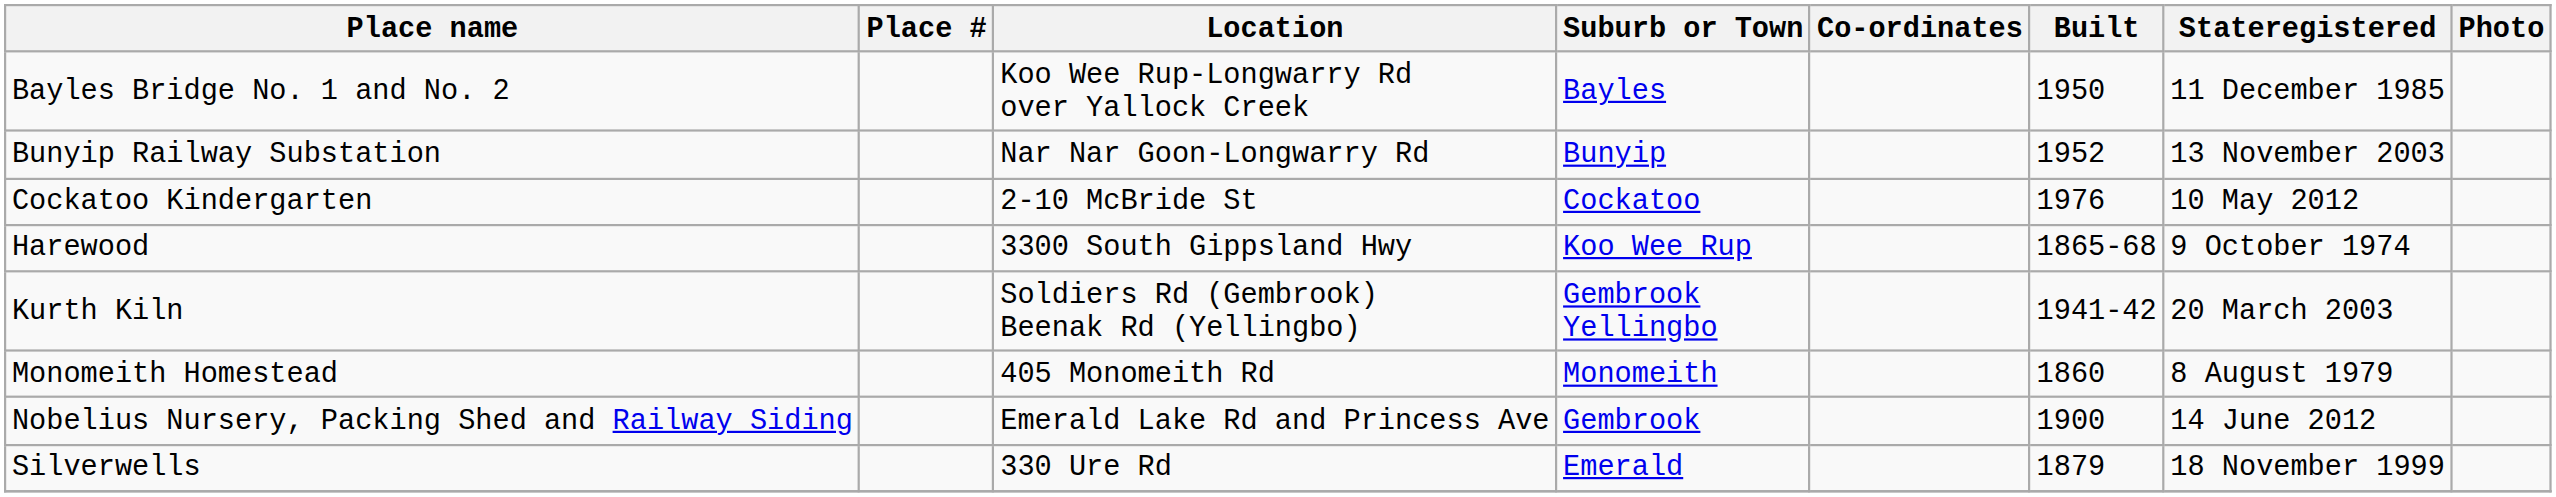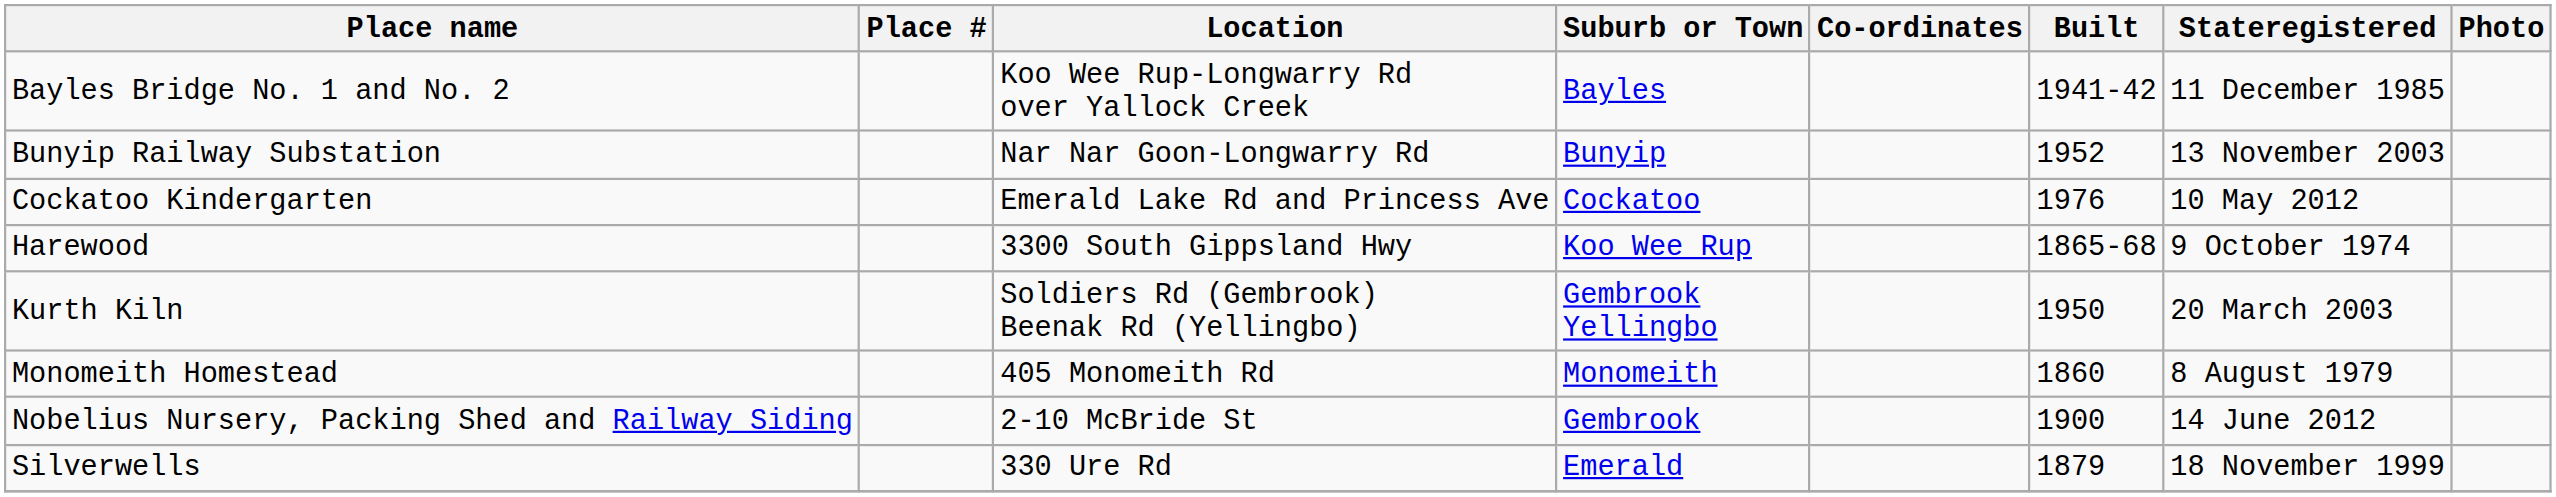(2071, 92) 1950 -> (2097, 92) 1941-42
(1129, 201) 2-10 McBride St -> (1275, 201) Emerald Lake Rd and Princess Ave
(2097, 311) 1941-42 -> (2071, 311) 1950
(1275, 421) Emerald Lake Rd and Princess Ave -> (1129, 421) 2-10 McBride St
